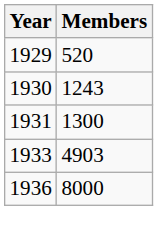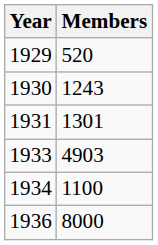(83, 121) 1300 -> (83, 121) 1301
+ row: (31, 188)
